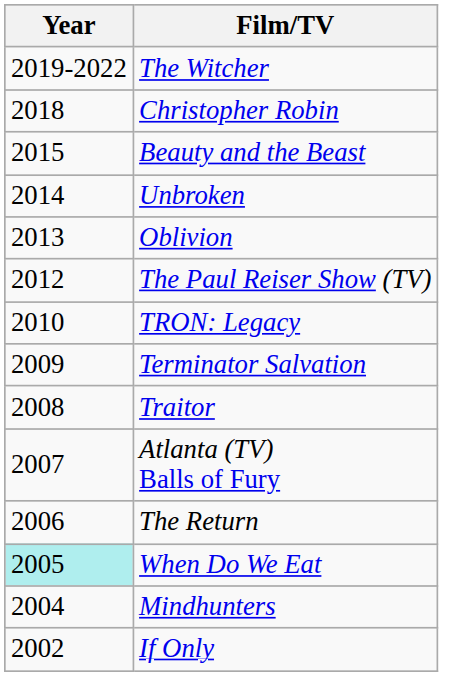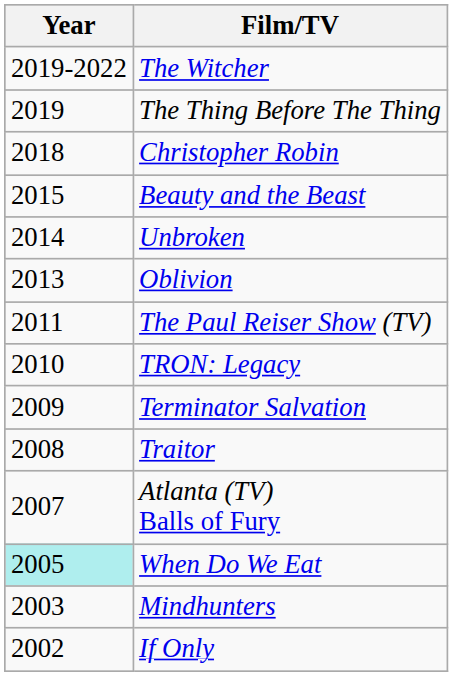+ row: (290, 110)
(38, 279) 2012 -> (37, 322) 2011
- row: (199, 521)
(38, 606) 2004 -> (38, 606) 2003
